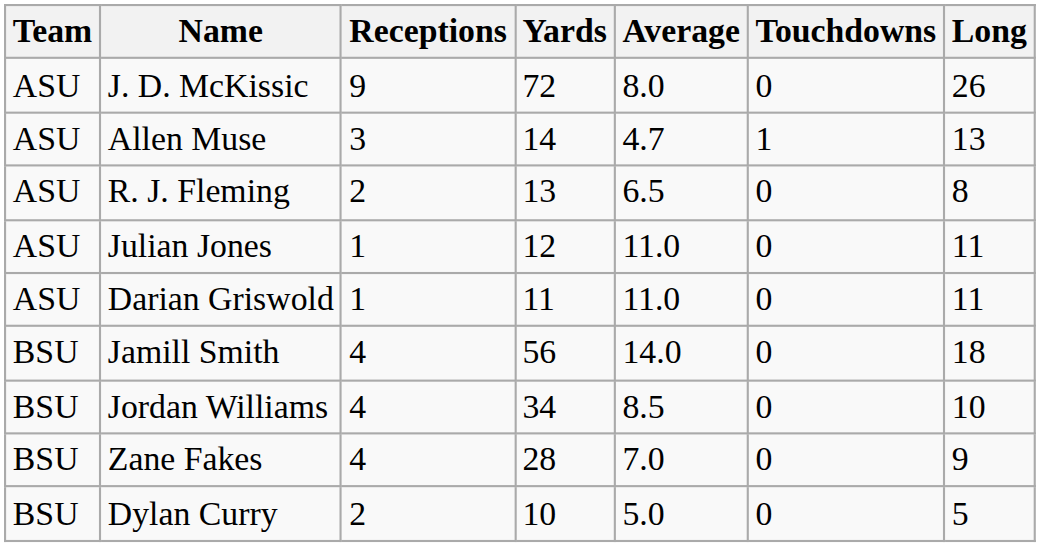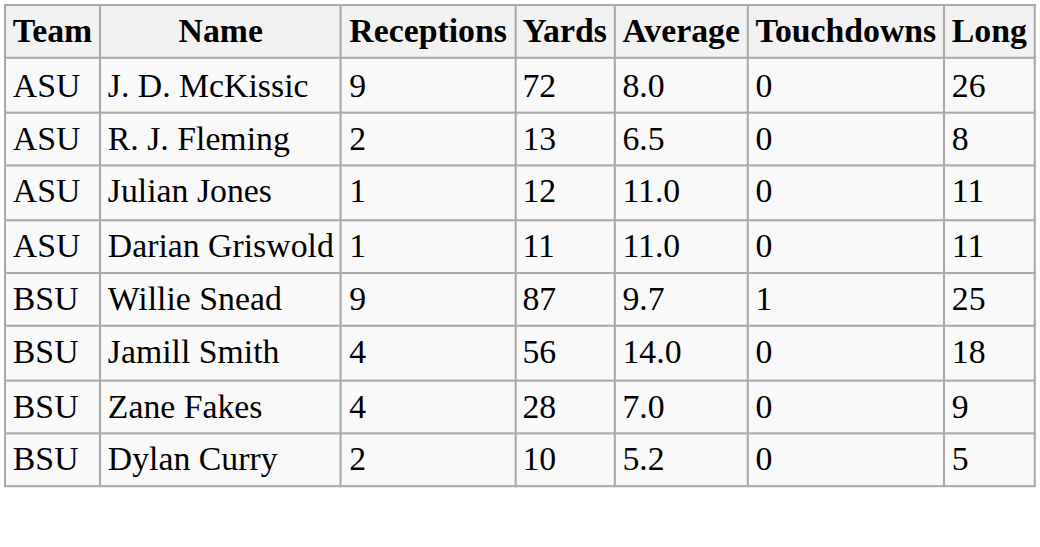- row: (187, 138)
+ row: (195, 298)
- row: (218, 406)
(644, 513) 5.0 -> (644, 459) 5.2
